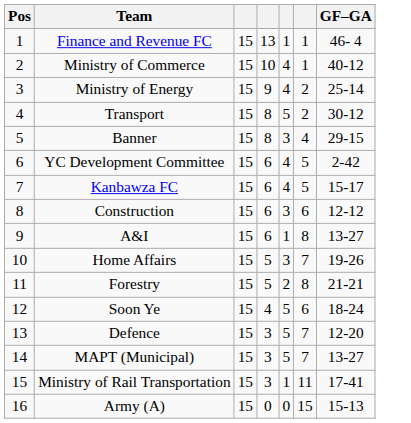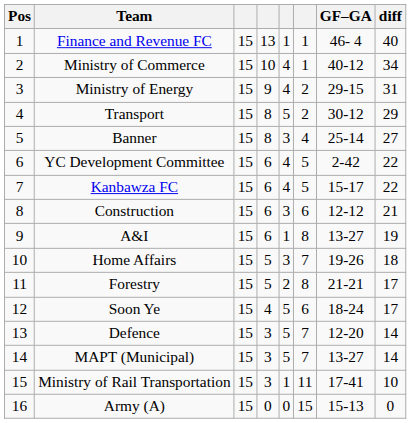+ column: (390, 16)
(346, 89) 25-14 -> (346, 89) 29-15
(346, 138) 29-15 -> (346, 138) 25-14
